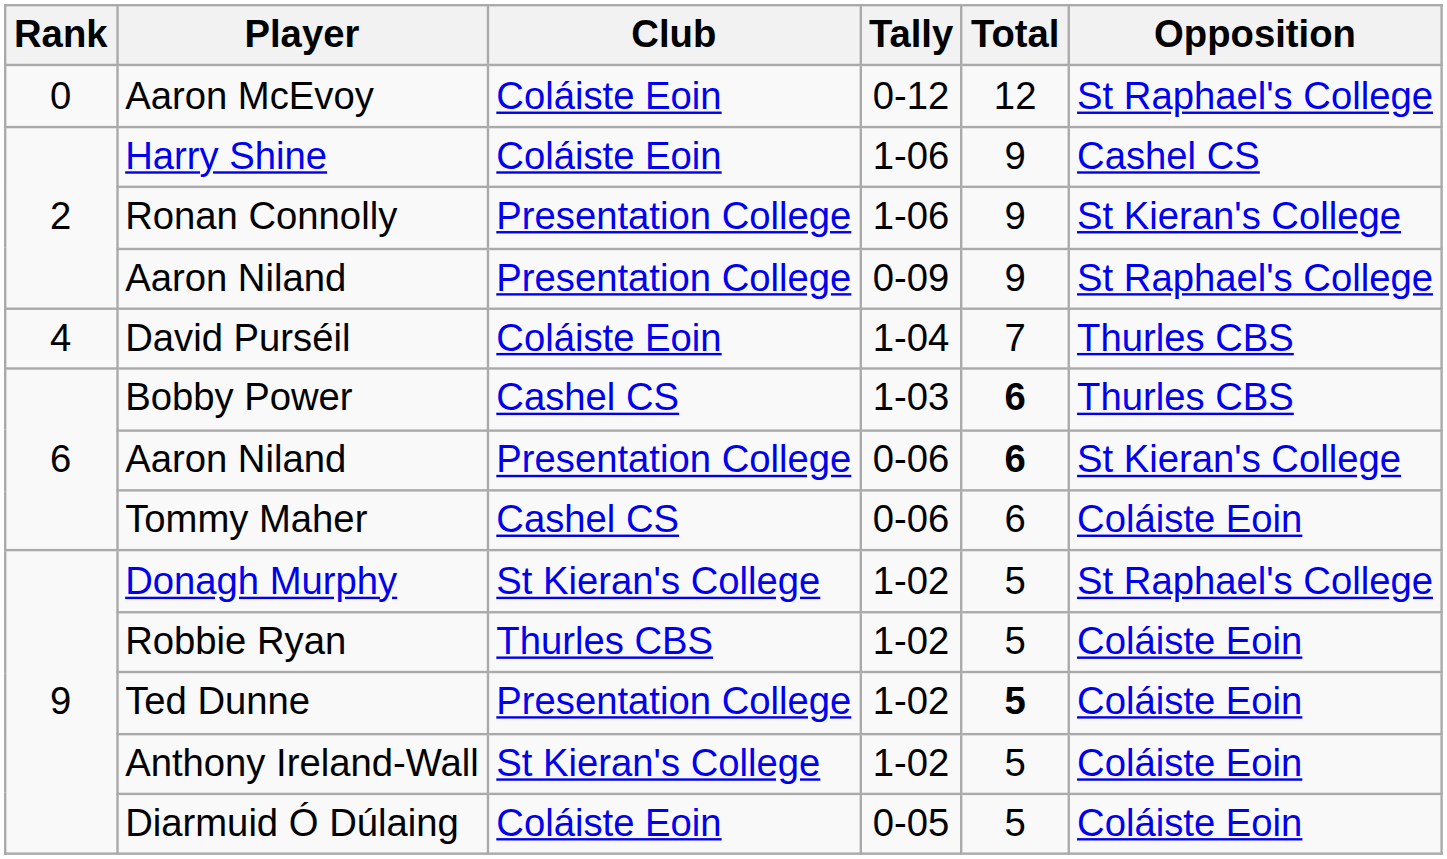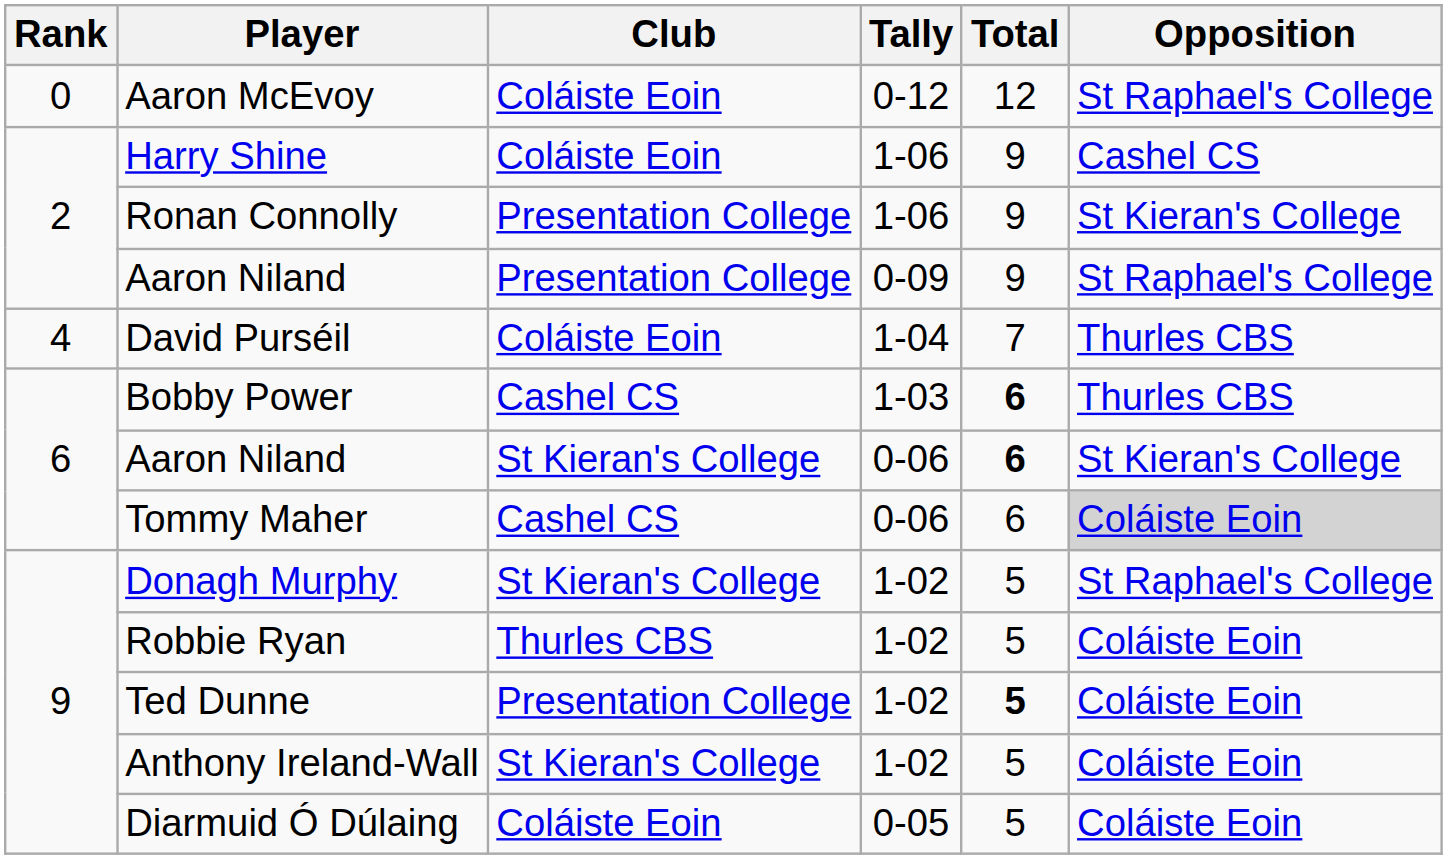(674, 459) Presentation College -> (658, 459) St Kieran's College
(1190, 519) no background -> (1190, 519) lightgrey background
